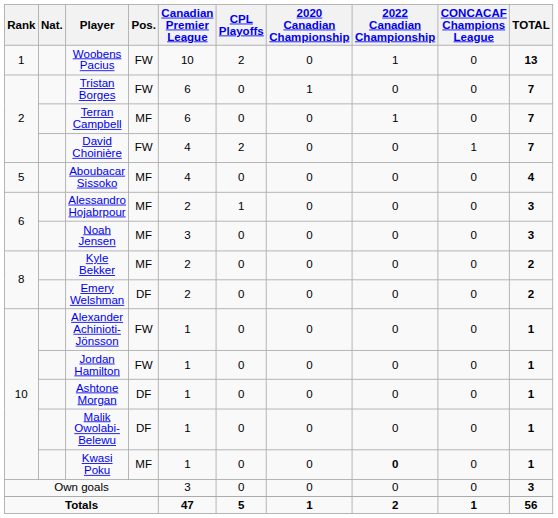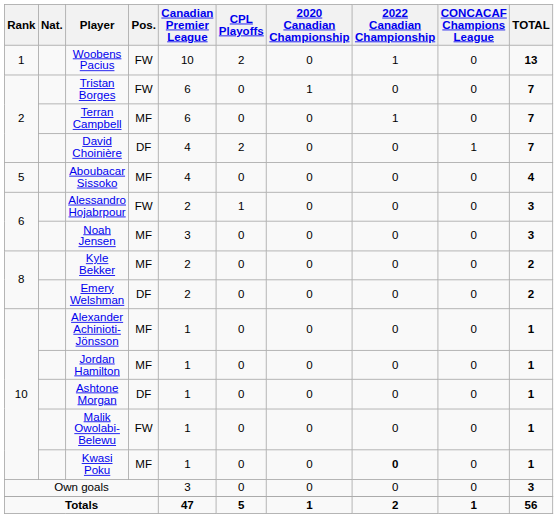(144, 147) FW -> (144, 147) DF
(144, 206) MF -> (144, 206) FW
(144, 329) FW -> (144, 329) MF
(144, 364) FW -> (144, 364) MF
(144, 429) DF -> (144, 429) FW
